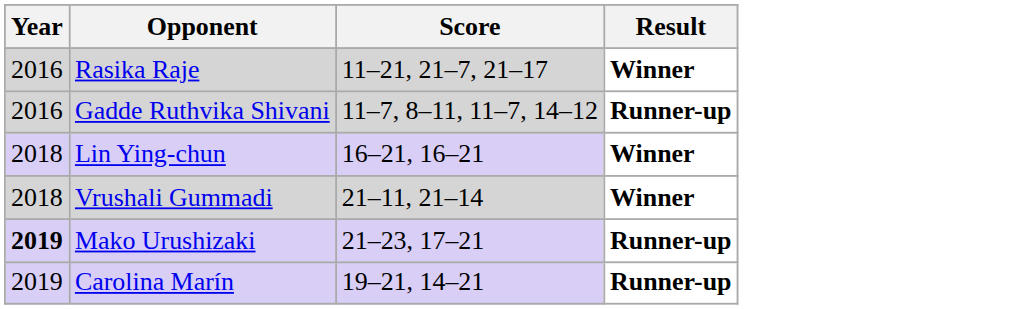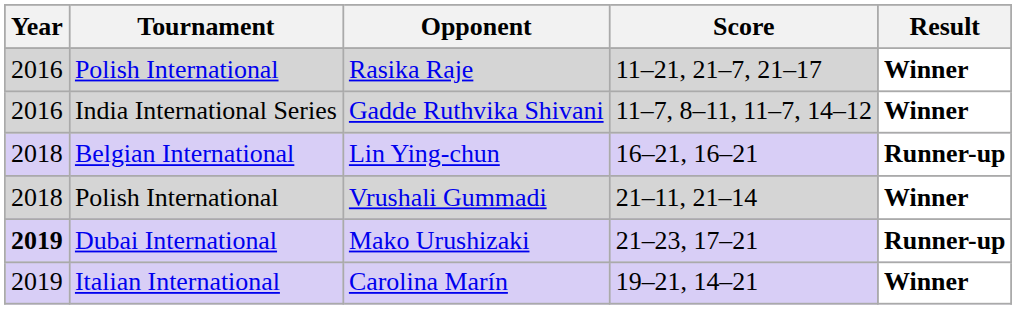+ column: (206, 26)
(671, 111) Runner-up -> (926, 111) Winner
(652, 154) Winner -> (945, 154) Runner-up
(671, 282) Runner-up -> (926, 282) Winner
